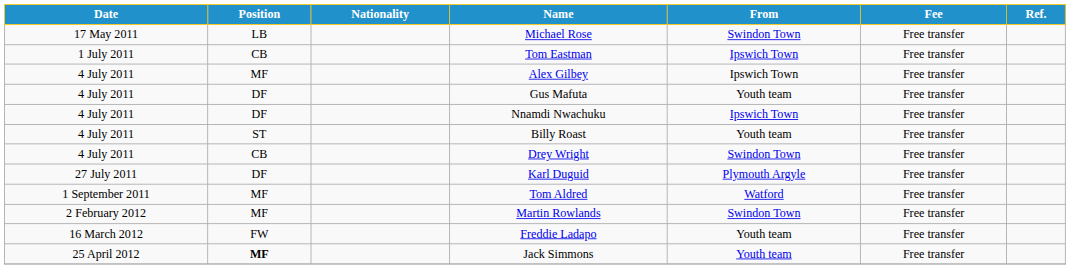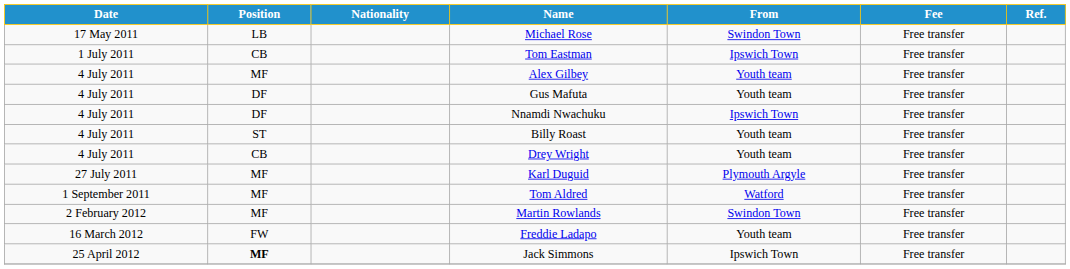(764, 74) Ipswich Town -> (764, 74) Youth team
(764, 154) Swindon Town -> (764, 154) Youth team
(259, 174) DF -> (259, 174) MF
(764, 254) Youth team -> (764, 254) Ipswich Town
